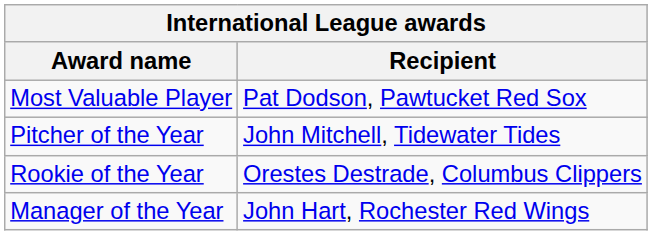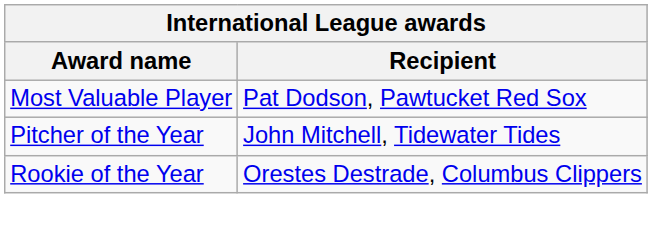- row: (117, 211)
